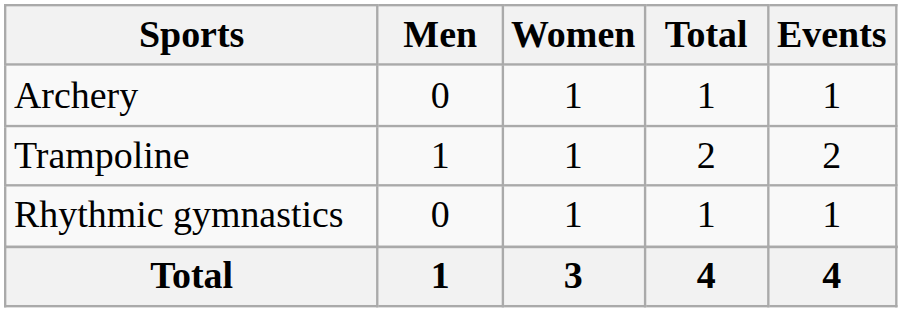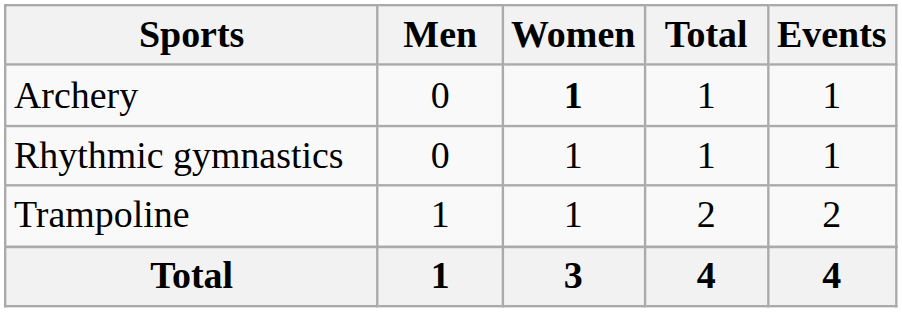(573, 94) normal -> (573, 94) bold
rows swapped: (179, 214) <-> (102, 154)
